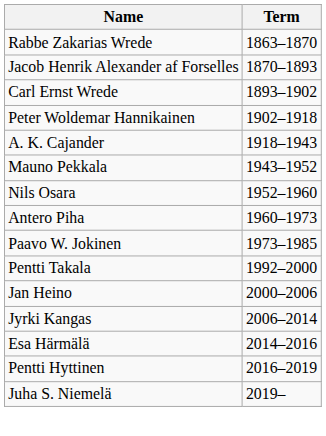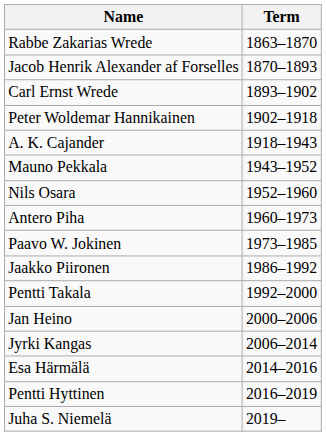+ row: (59, 268)
